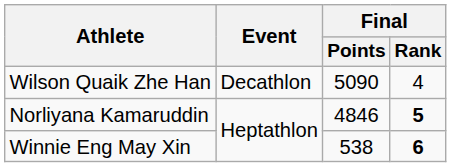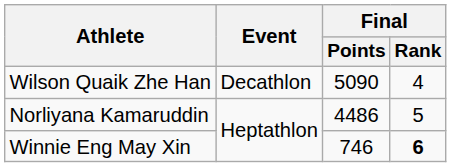(356, 115) 4846 -> (356, 115) 4486
(418, 115) bold -> (418, 115) normal
(356, 147) 538 -> (356, 147) 746
